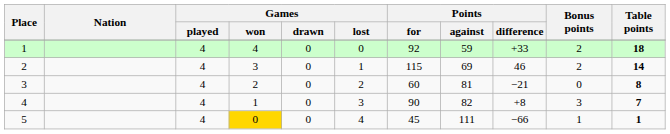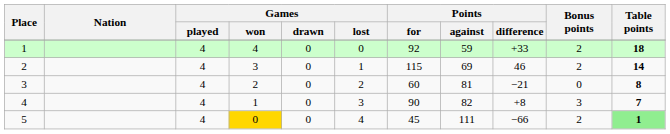(579, 119) 1 -> (579, 119) 2
(639, 119) no background -> (639, 119) lightgreen background
